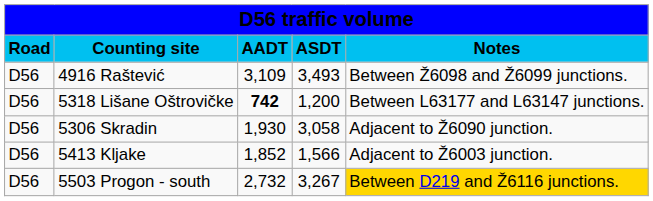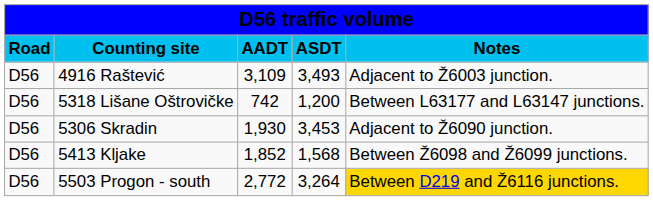(489, 75) Between Ž6098 and Ž6099 junctions. -> (451, 75) Adjacent to Ž6003 junction.
(265, 101) bold -> (265, 101) normal
(319, 128) 3,058 -> (319, 128) 3,453
(319, 155) 1,566 -> (319, 155) 1,568
(451, 155) Adjacent to Ž6003 junction. -> (489, 155) Between Ž6098 and Ž6099 junctions.
(265, 181) 2,732 -> (265, 181) 2,772
(319, 181) 3,267 -> (319, 181) 3,264
